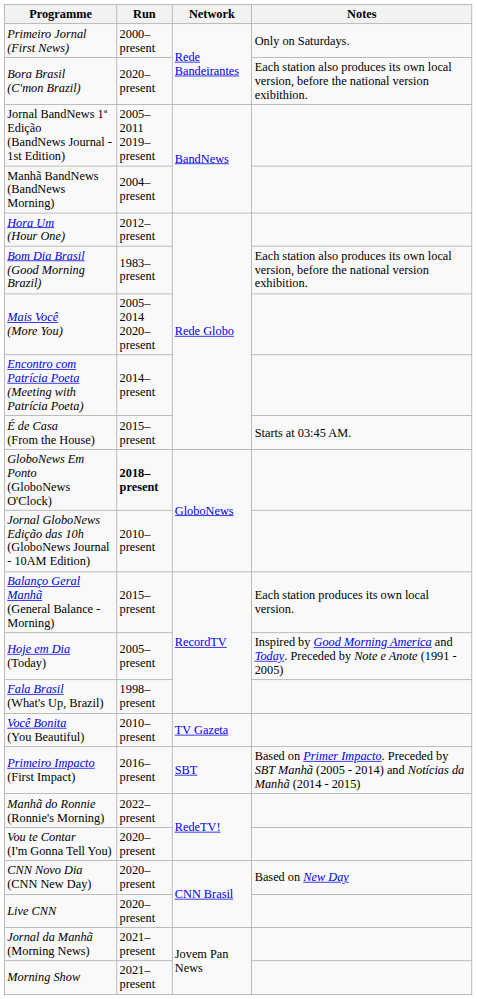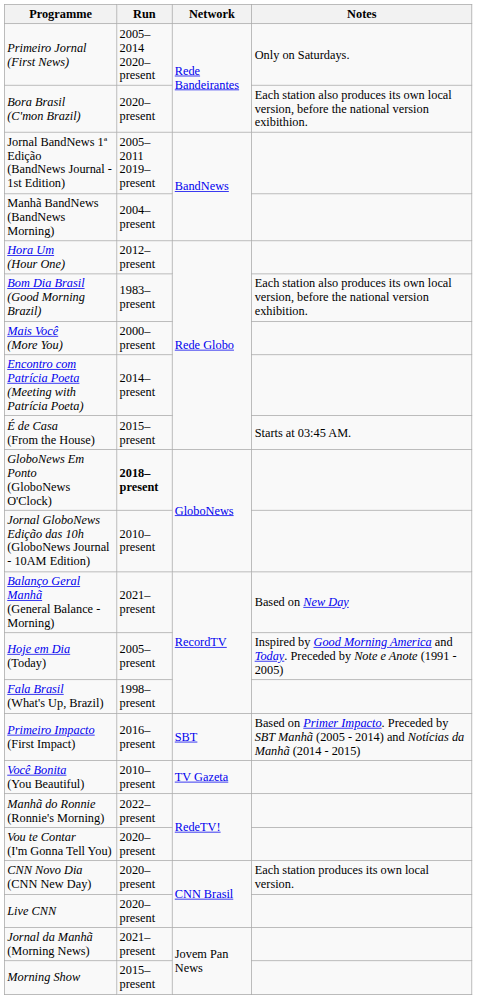(137, 40) 2000–present -> (137, 54) 2005–2014 2020–present
(137, 324) 2005–2014 2020–present -> (137, 338) 2000–present
(137, 602) 2015–present -> (137, 602) 2021–present
(342, 602) Each station produces its own local version. -> (302, 602) Based on New Day
rows swapped: (46, 730) <-> (51, 770)
(302, 877) Based on New Day -> (342, 877) Each station produces its own local version.
(137, 977) 2021–present -> (137, 977) 2015–present
